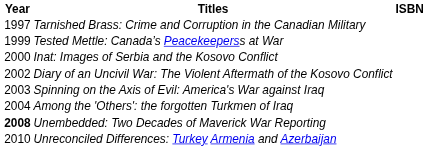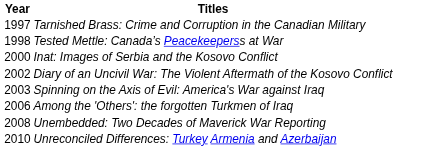- column: (410, 9)
(17, 41) 1999 -> (17, 41) 1998
(17, 106) 2004 -> (17, 106) 2006
(17, 122) bold -> (17, 122) normal
